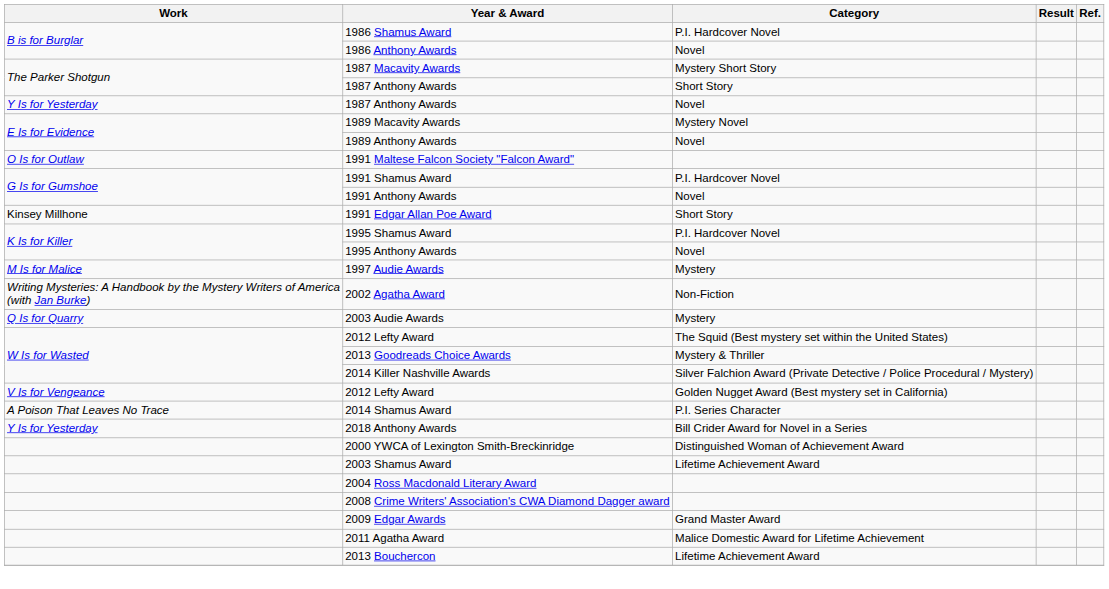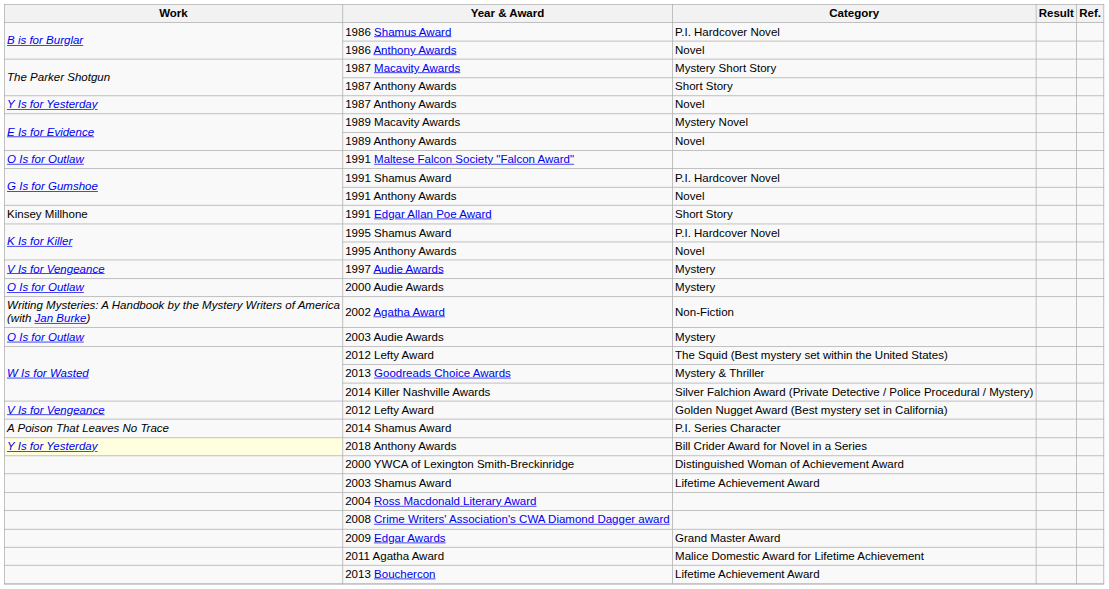(44, 269) M Is for Malice -> (56, 269) V Is for Vengeance
+ row: (394, 287)
(45, 318) Q Is for Quarry -> (45, 337) O Is for Outlaw
(52, 428) no background -> (52, 446) lightyellow background
